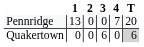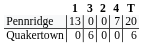columns swapped: (90, 8) <-> (103, 8)
(134, 35) lightgrey background -> (134, 35) no background
